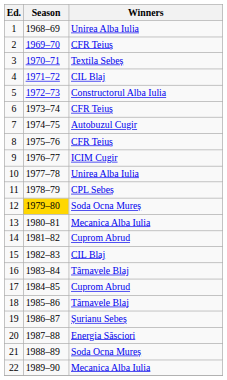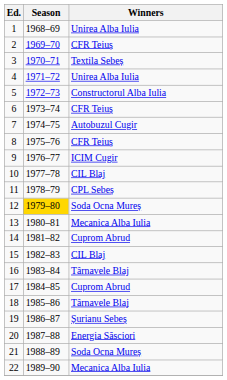(88, 77) CIL Blaj -> (105, 77) Unirea Alba Iulia
(105, 174) Unirea Alba Iulia -> (88, 174) CIL Blaj
